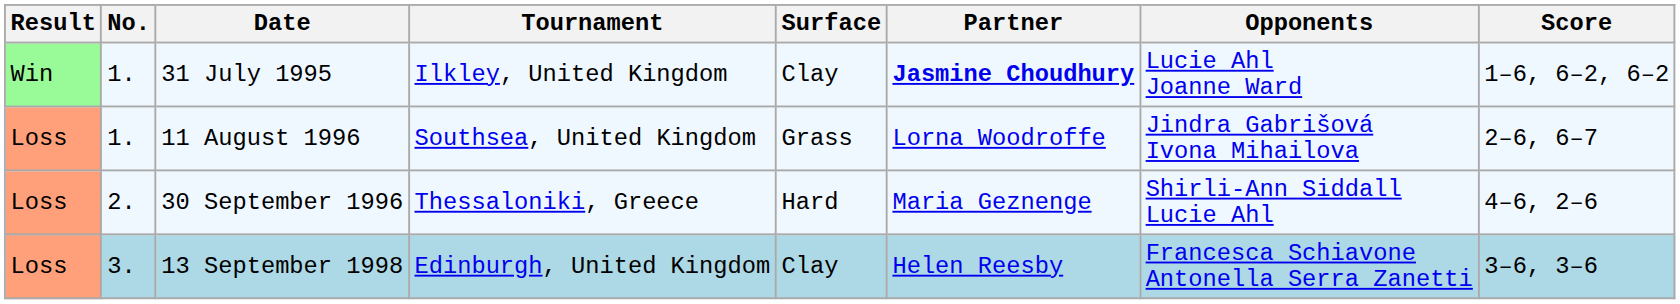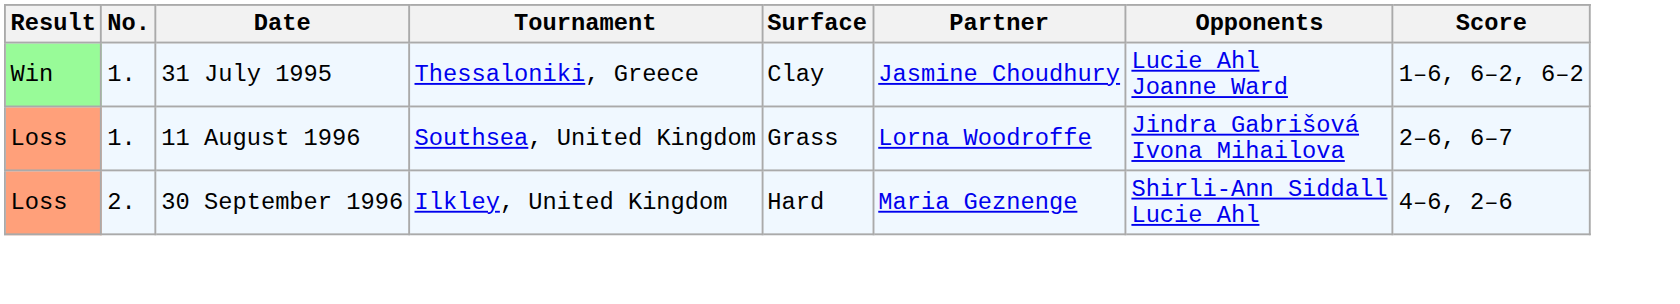(571, 74) Ilkley, United Kingdom -> (557, 74) Thessaloniki, Greece
(1013, 74) bold -> (999, 74) normal
(557, 202) Thessaloniki, Greece -> (571, 202) Ilkley, United Kingdom
- row: (282, 266)
